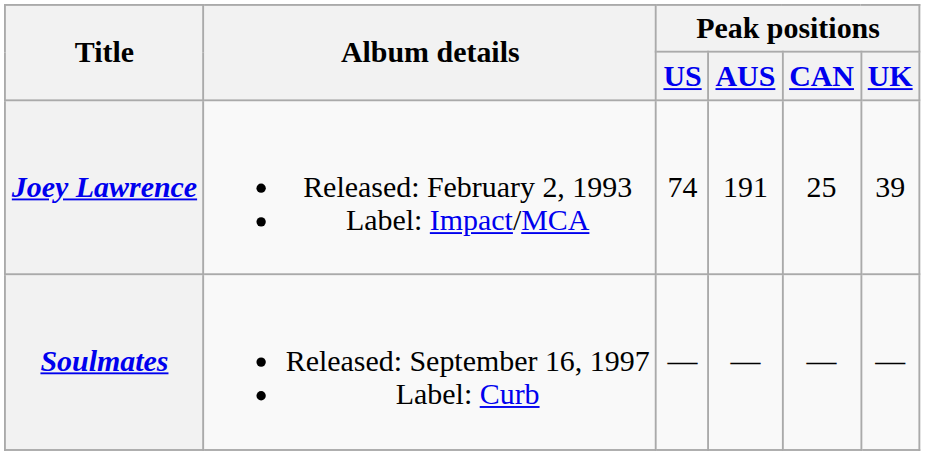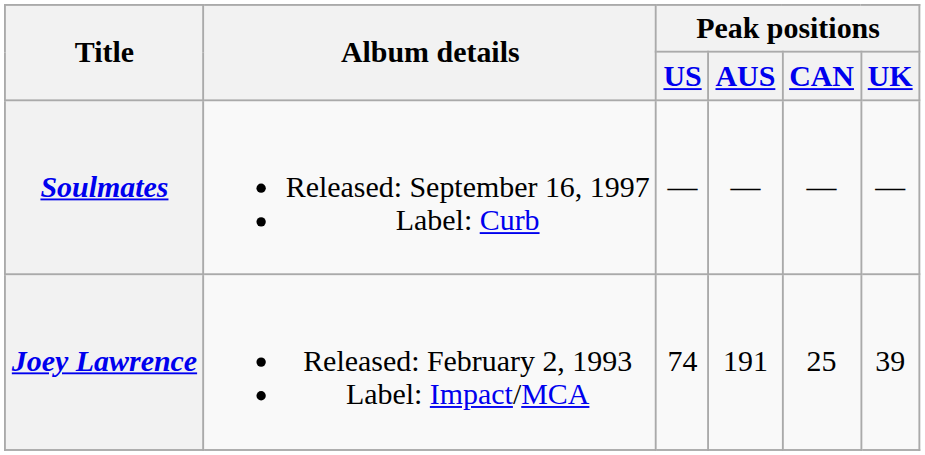rows swapped: (104, 186) <-> (104, 361)
